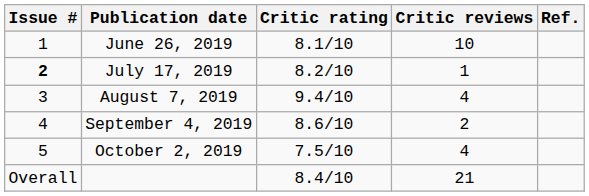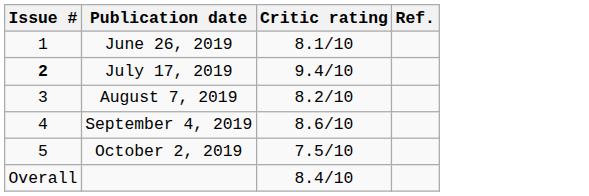- column: (464, 18)
(324, 71) 8.2/10 -> (324, 71) 9.4/10
(324, 98) 9.4/10 -> (324, 98) 8.2/10
